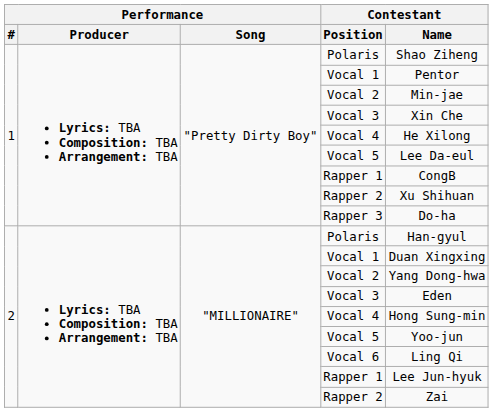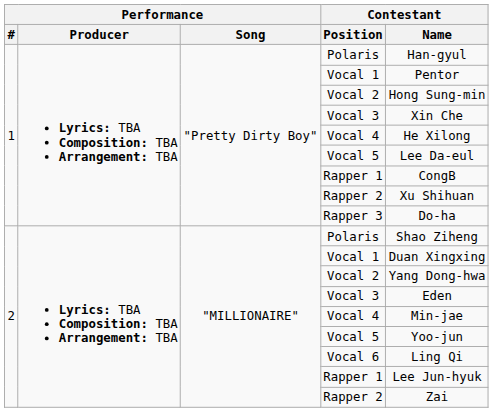(437, 55) Shao Ziheng -> (437, 55) Han-gyul
(437, 95) Min-jae -> (437, 95) Hong Sung-min
(437, 236) Han-gyul -> (437, 236) Shao Ziheng
(437, 316) Hong Sung-min -> (437, 316) Min-jae
